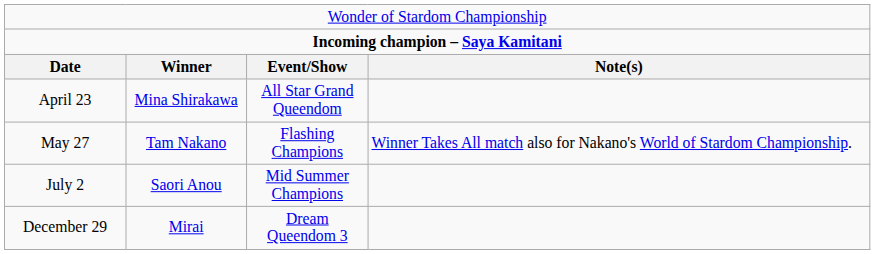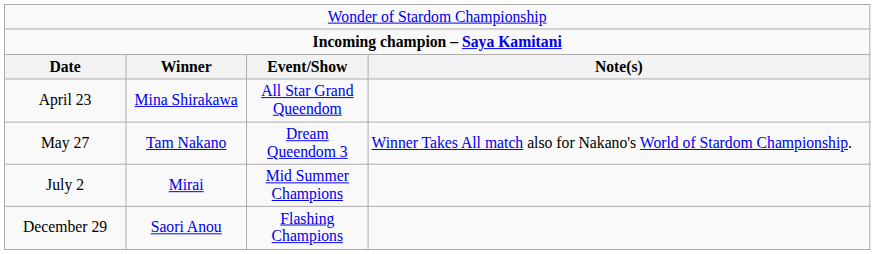(307, 142) Flashing Champions -> (307, 142) Dream Queendom 3
(186, 185) Saori Anou -> (186, 185) Mirai
(186, 227) Mirai -> (186, 227) Saori Anou
(307, 227) Dream Queendom 3 -> (307, 227) Flashing Champions
